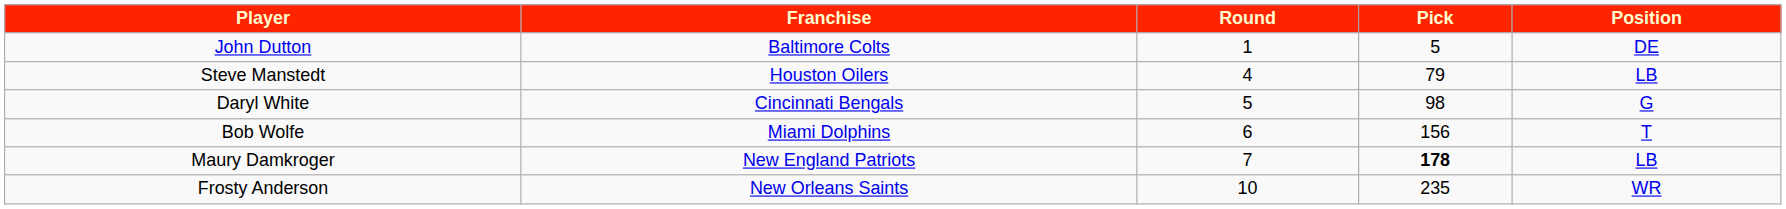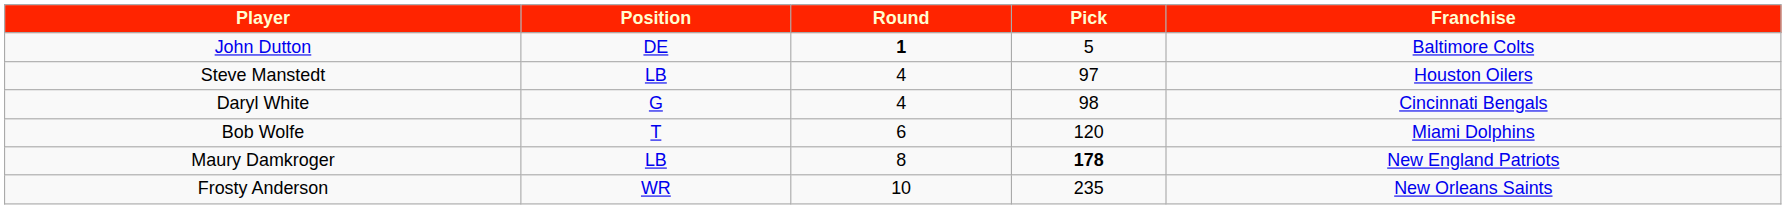columns swapped: (1647, 18) <-> (829, 18)
(1247, 47) normal -> (901, 47) bold
(1435, 75) 79 -> (1089, 75) 97
(1247, 103) 5 -> (901, 103) 4
(1435, 132) 156 -> (1089, 132) 120
(1247, 160) 7 -> (901, 160) 8
